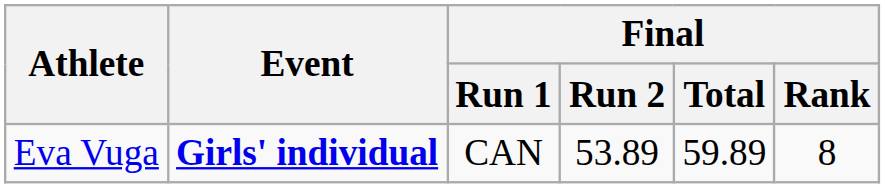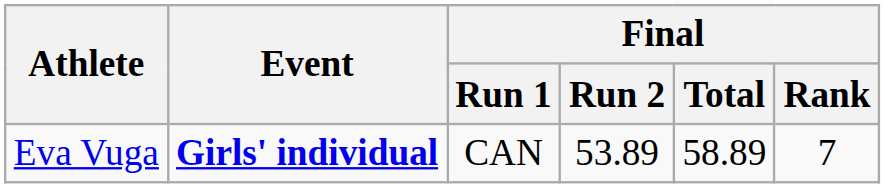(724, 152) 59.89 -> (724, 152) 58.89
(827, 152) 8 -> (827, 152) 7
